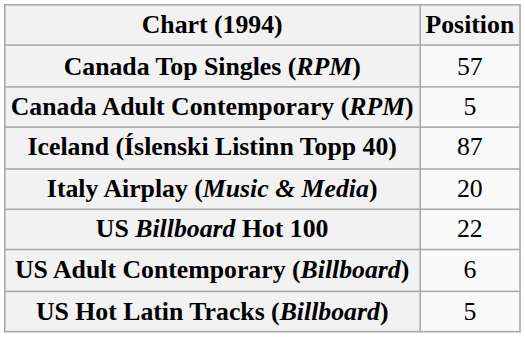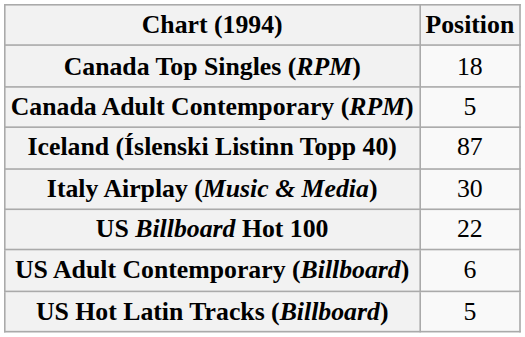(470, 65) 57 -> (470, 65) 18
(470, 188) 20 -> (470, 188) 30
